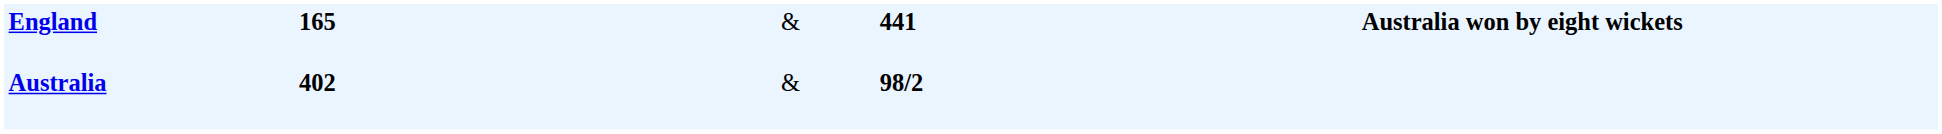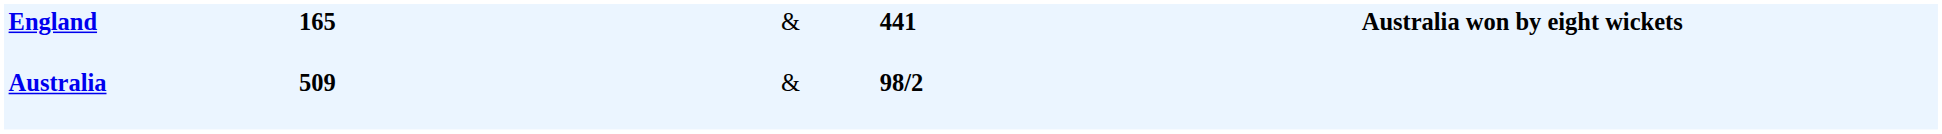(317, 83) 402 -> (317, 83) 509
